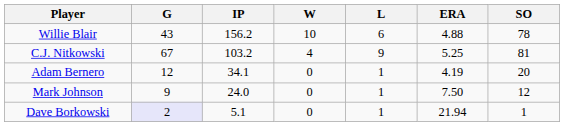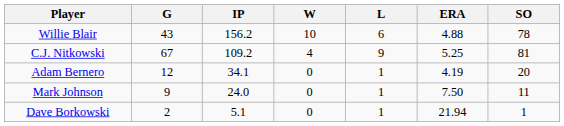(238, 53) 103.2 -> (238, 53) 109.2
(524, 92) 12 -> (524, 92) 11
(167, 111) lavender background -> (167, 111) no background
